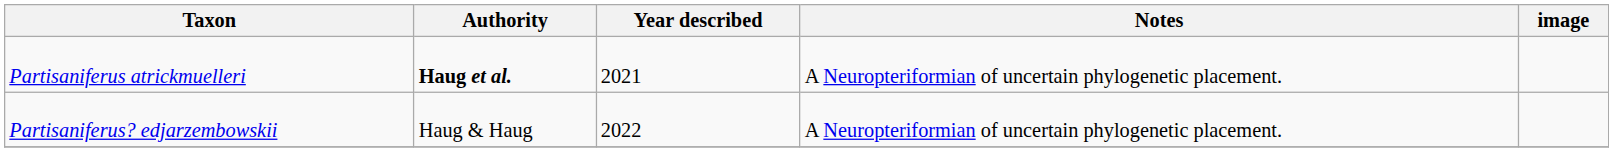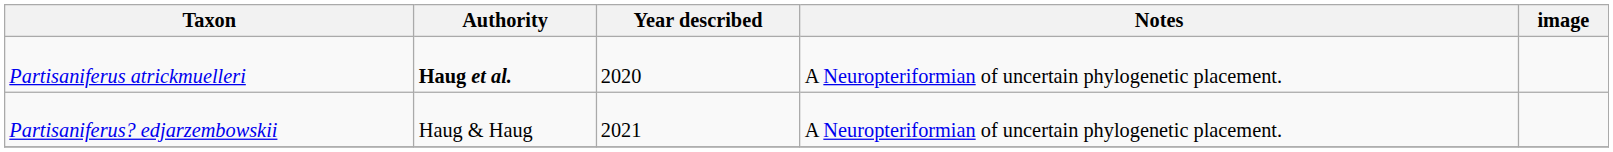(621, 75) 2021 -> (621, 75) 2020
(621, 130) 2022 -> (621, 130) 2021
